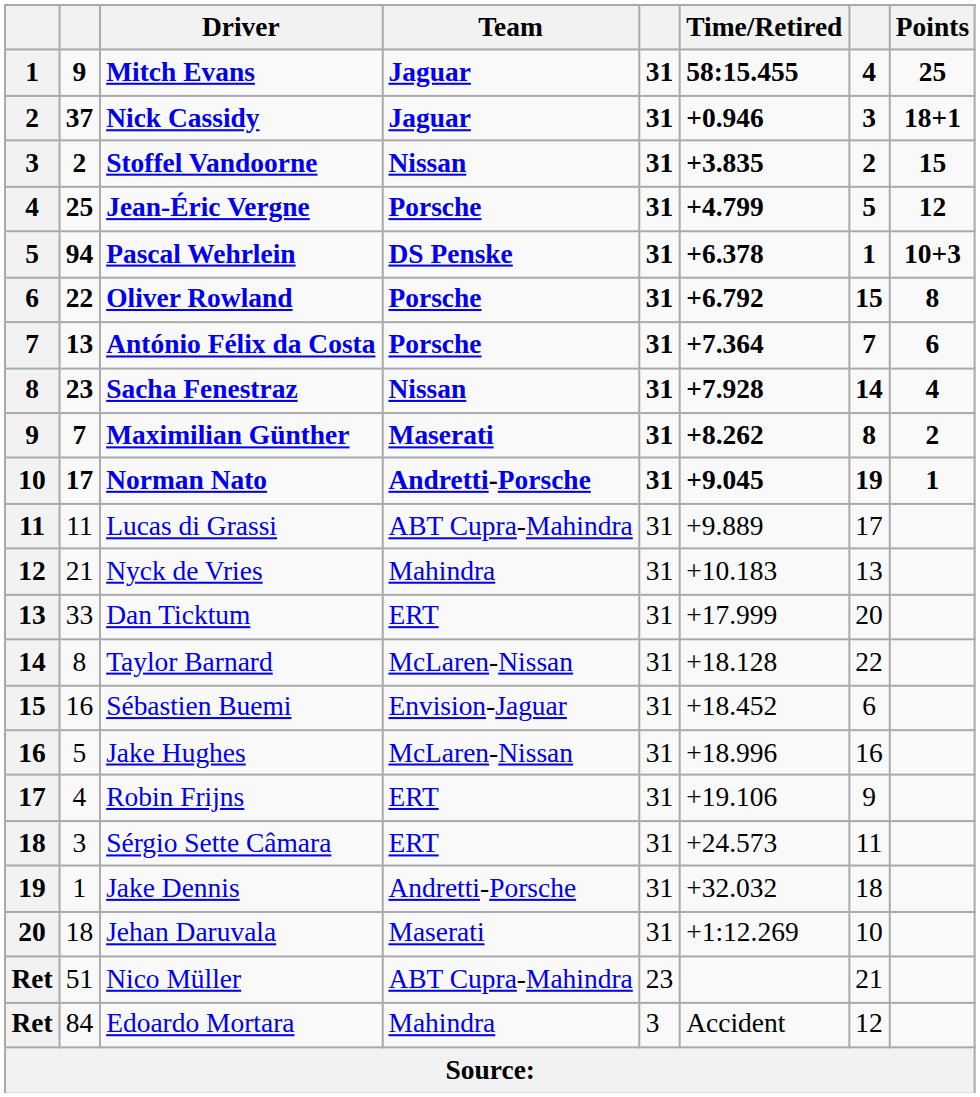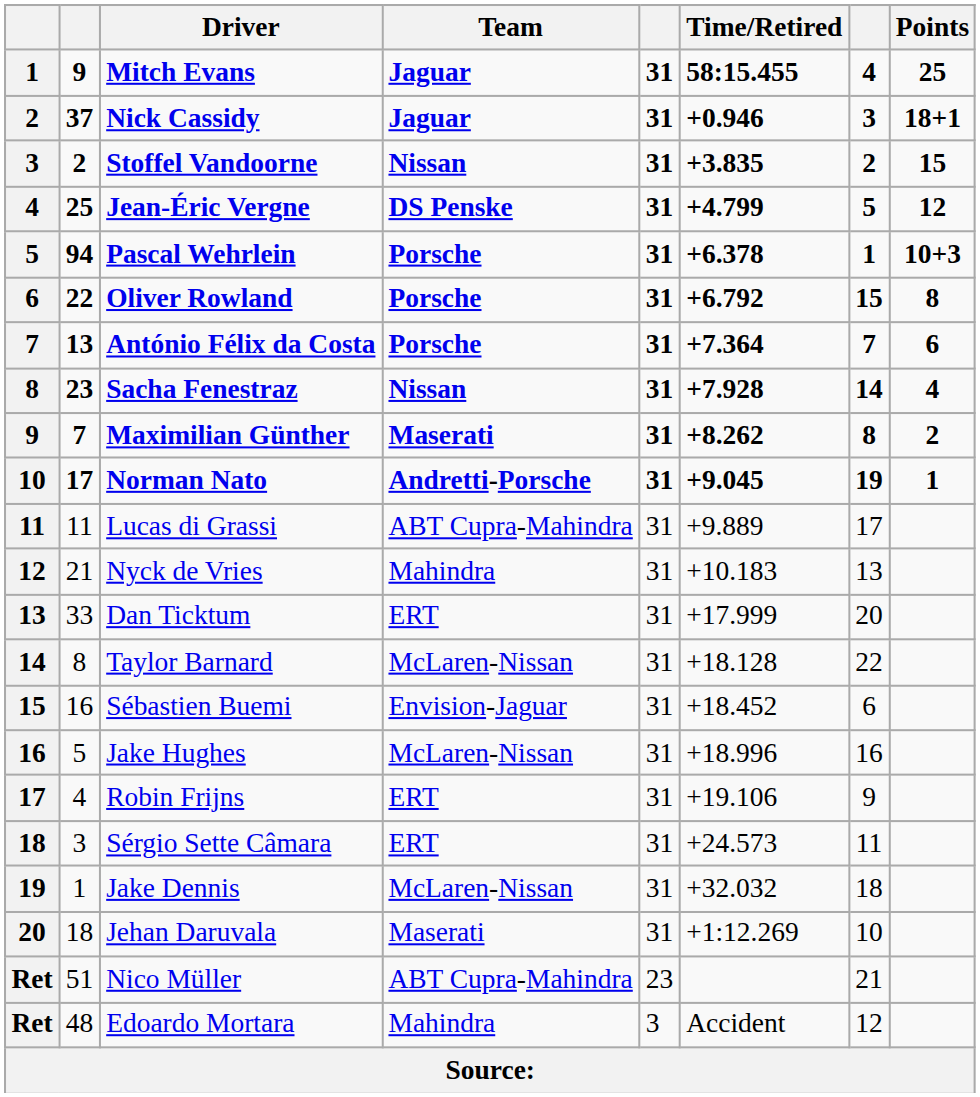(435, 208) Porsche -> (451, 208) DS Penske
(451, 253) DS Penske -> (435, 253) Porsche
(482, 887) Andretti-Porsche -> (481, 887) McLaren-Nissan
(79, 1023) 84 -> (79, 1023) 48
